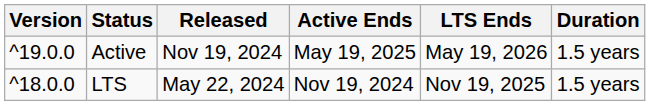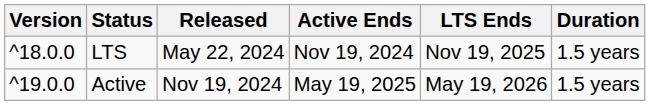rows swapped: (119, 52) <-> (109, 84)
